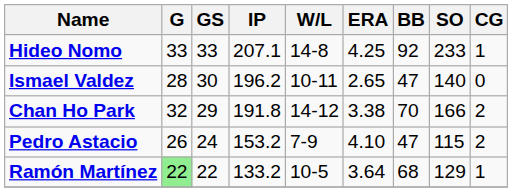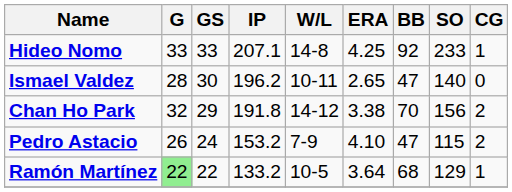(450, 111) 166 -> (450, 111) 156
